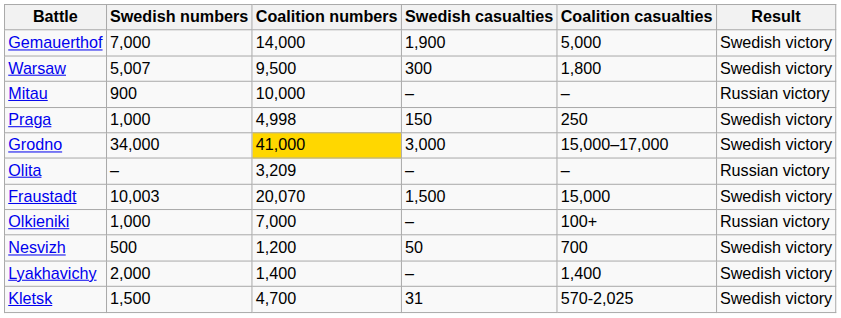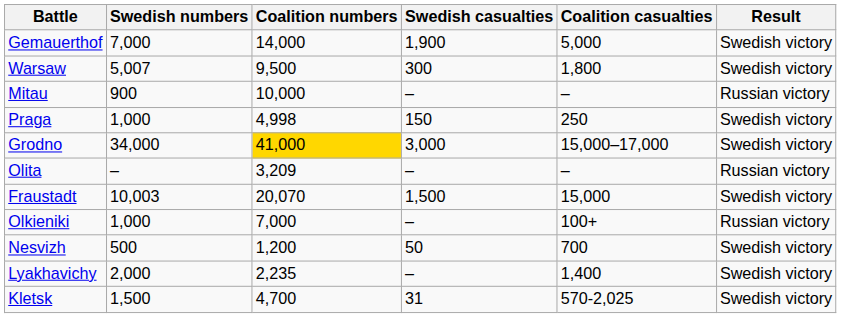(276, 273) 1,400 -> (276, 273) 2,235
